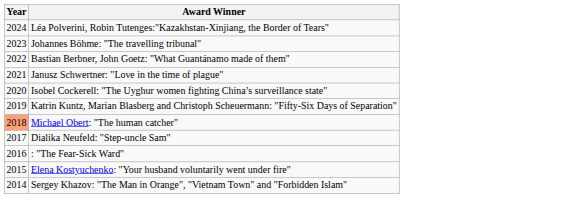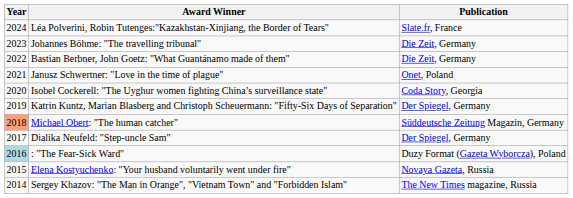+ column: (483, 12)
(17, 153) no background -> (17, 153) lightblue background
